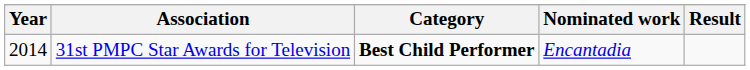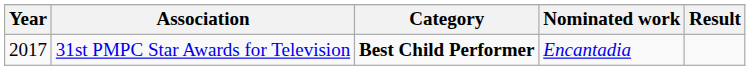(28, 49) 2014 -> (28, 49) 2017
